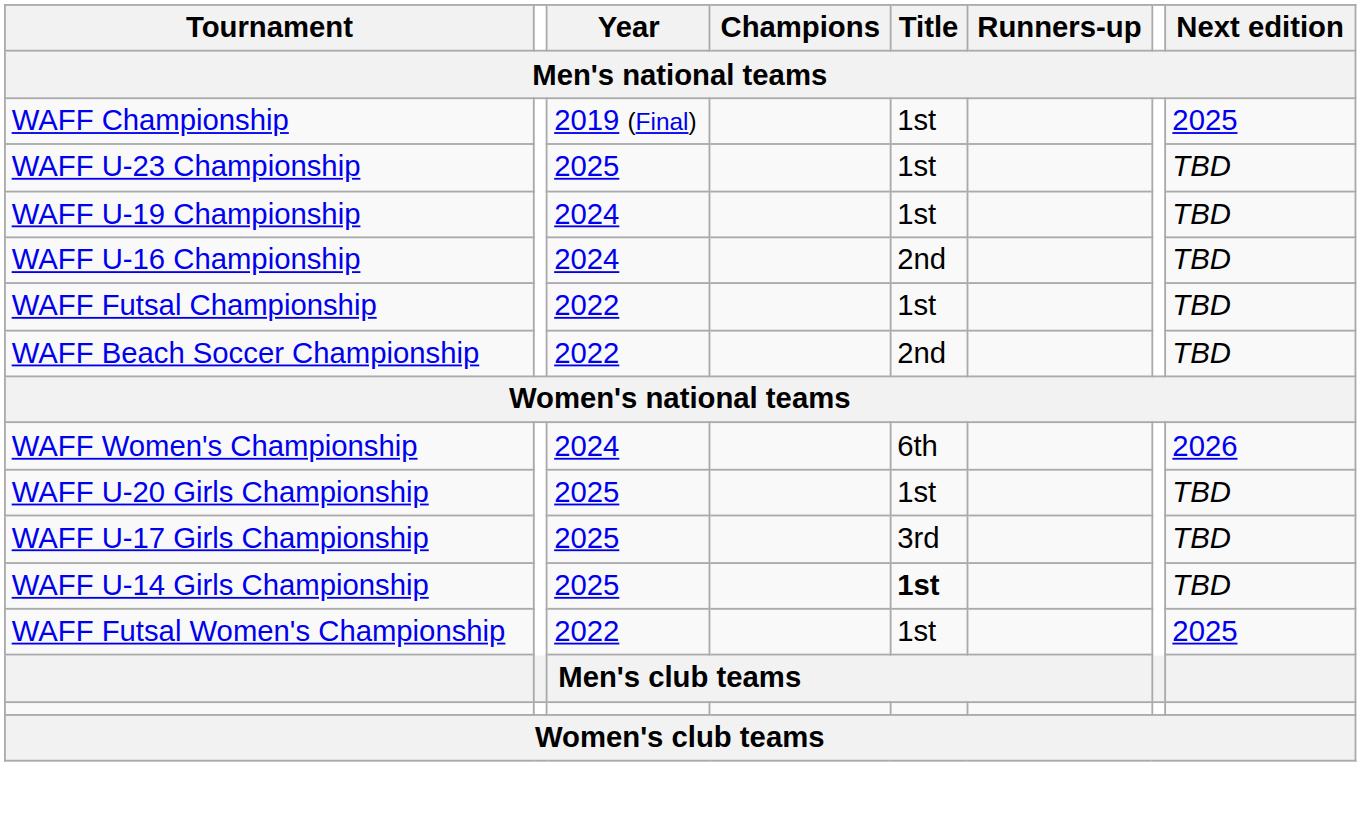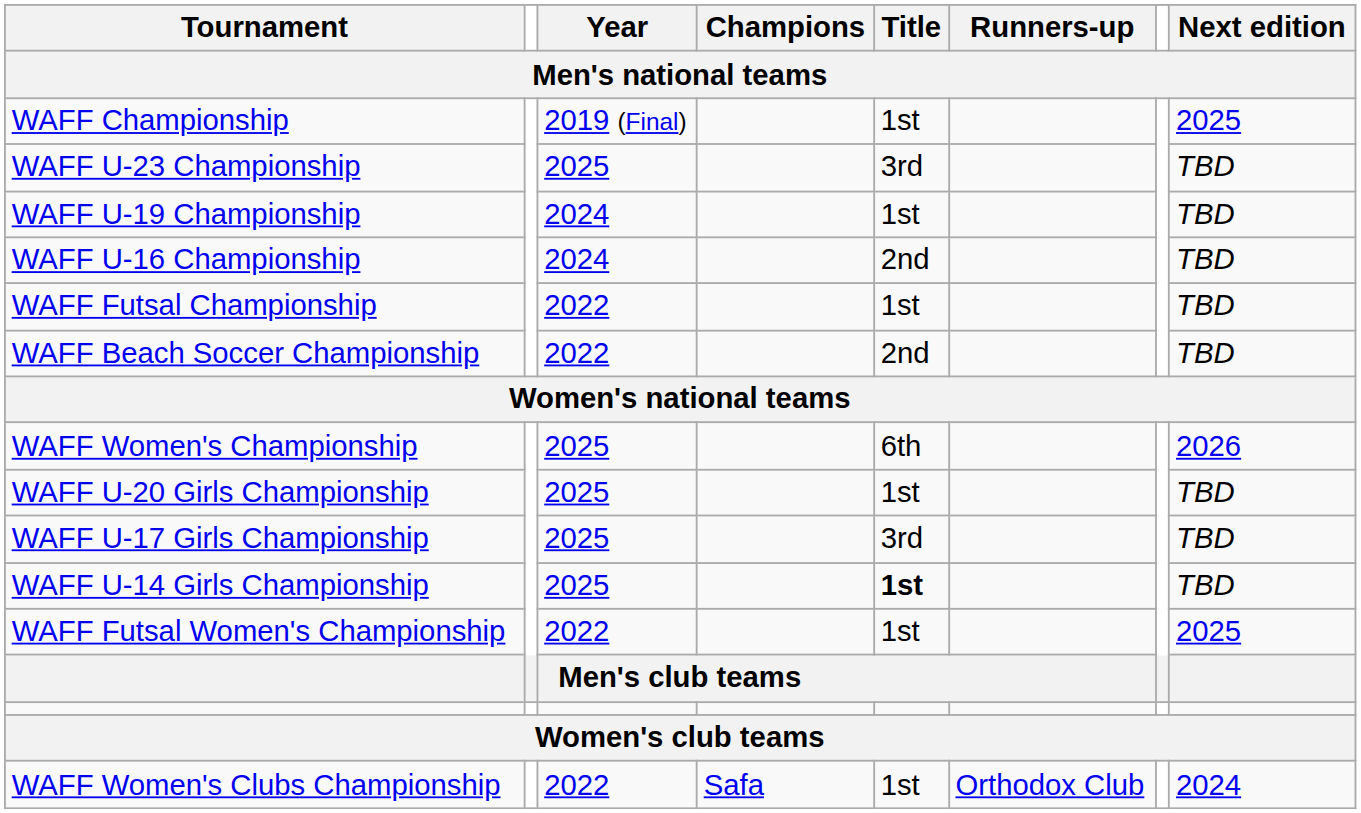(917, 167) 1st -> (902, 167) 3rd
(587, 445) 2024 -> (577, 445) 2025
+ row: (256, 784)
